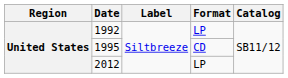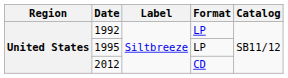(199, 47) CD -> (199, 47) LP
(199, 64) LP -> (199, 64) CD
